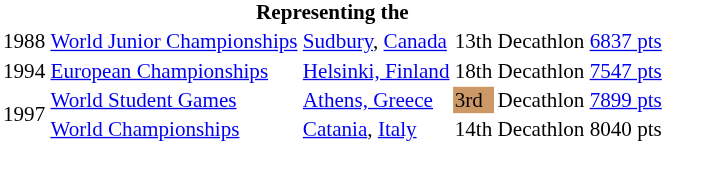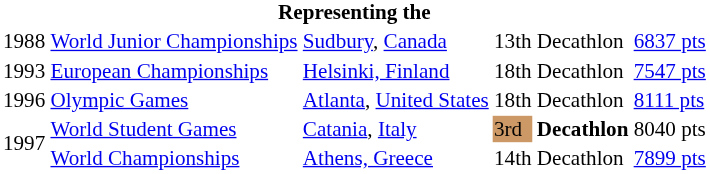(24, 70) 1994 -> (24, 70) 1993
+ row: (119, 99)
(368, 99) Athens, Greece -> (360, 128) Catania, Italy
(541, 99) normal -> (583, 128) bold
(626, 99) 7899 pts -> (670, 128) 8040 pts
(360, 128) Catania, Italy -> (368, 157) Athens, Greece
(626, 128) 8040 pts -> (670, 157) 7899 pts
